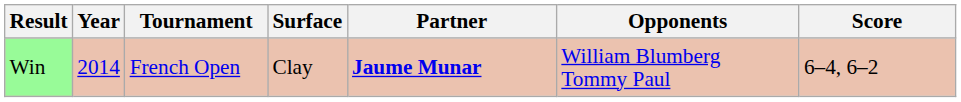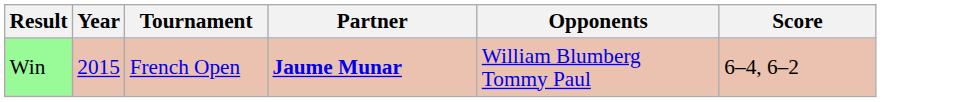- column: (307, 21)
(99, 67) 2014 -> (99, 67) 2015
